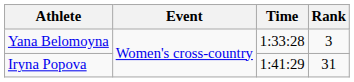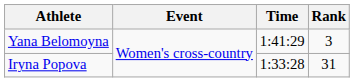(282, 41) 1:33:28 -> (282, 41) 1:41:29
(282, 65) 1:41:29 -> (282, 65) 1:33:28
